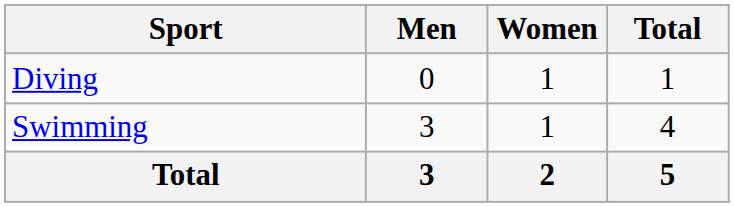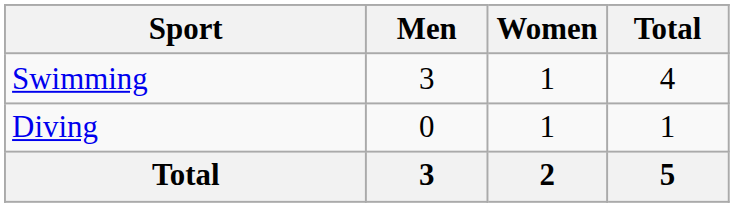rows swapped: (55, 77) <-> (80, 126)
